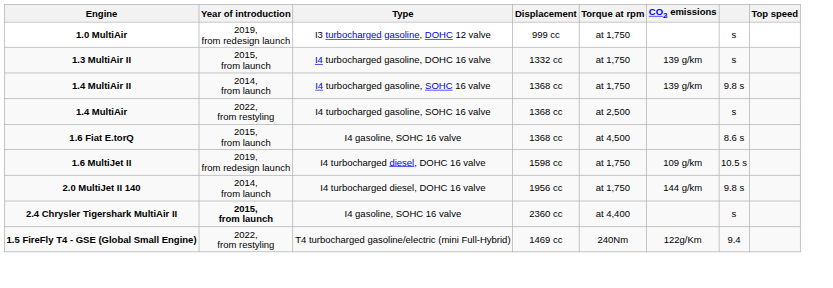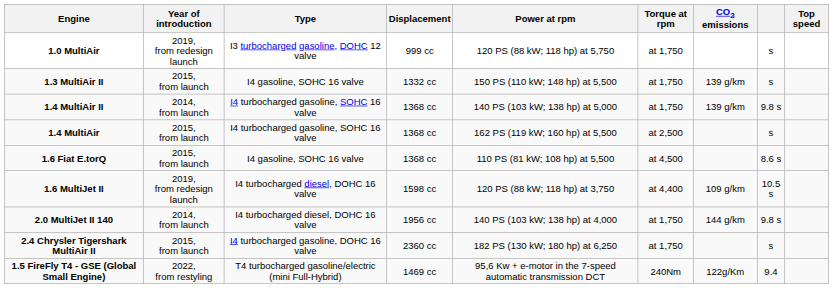+ column: (545, 19)
(403, 61) I4 turbocharged gasoline, DOHC 16 valve -> (305, 82) I4 gasoline, SOHC 16 valve
(246, 112) 2022, from restyling -> (184, 133) 2015, from launch
(613, 163) at 1,750 -> (666, 189) at 4,400
(246, 214) bold -> (184, 246) normal
(403, 214) I4 gasoline, SOHC 16 valve -> (305, 246) I4 turbocharged gasoline, DOHC 16 valve
(613, 214) at 4,400 -> (666, 246) at 1,750
